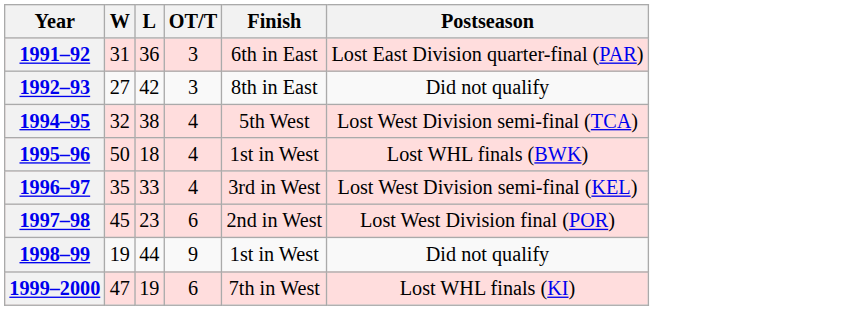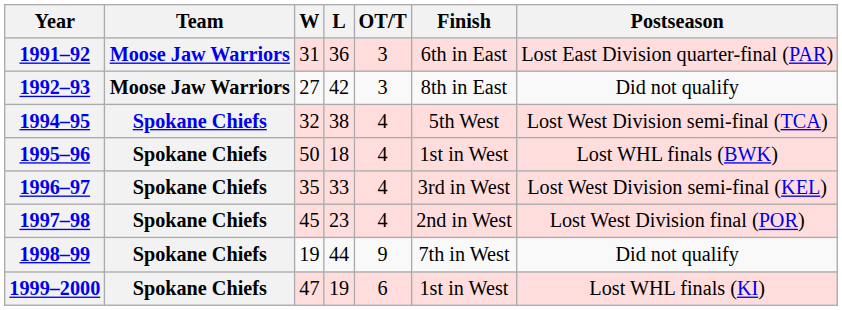+ column: (200, 21)
(193, 221) 6 -> (383, 221) 4
(274, 254) 1st in West -> (464, 254) 7th in West
(274, 288) 7th in West -> (464, 288) 1st in West
